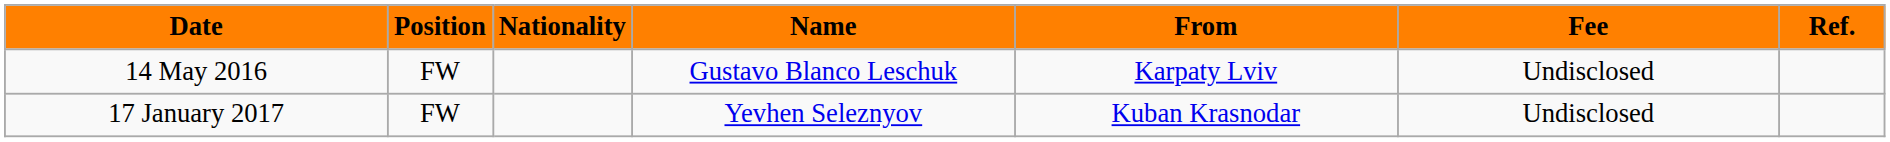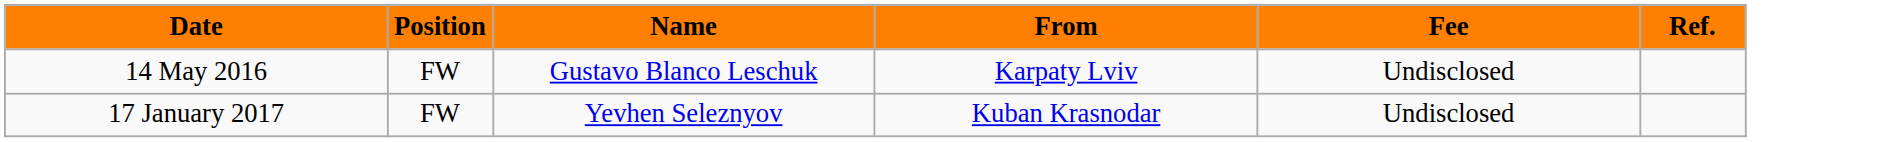- column: (562, 26)
